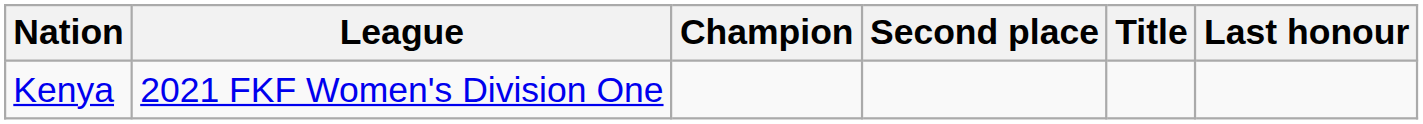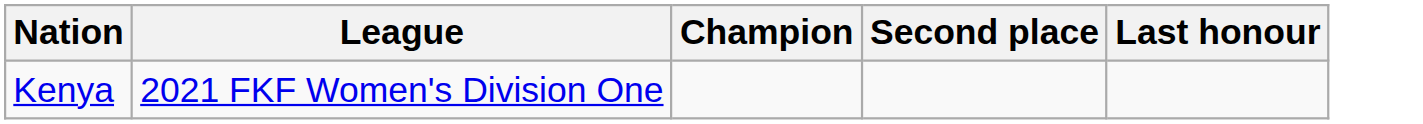- column: (1152, 32)
